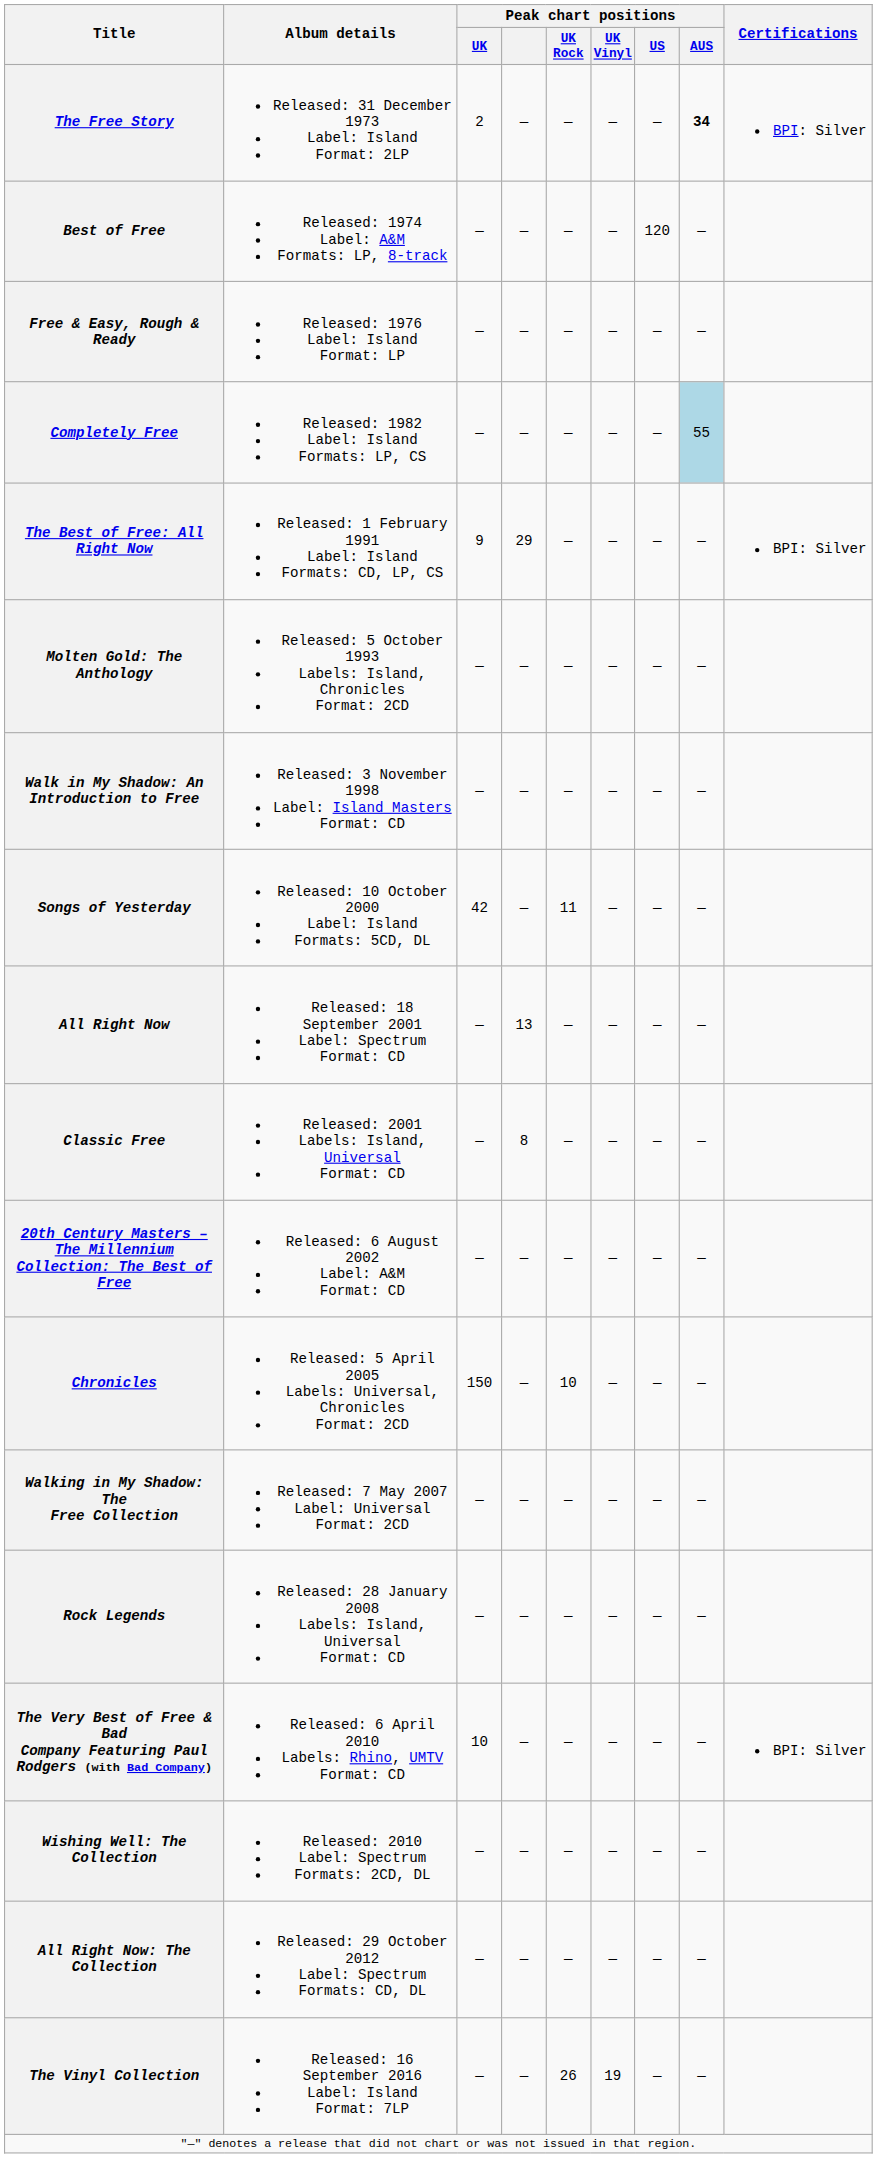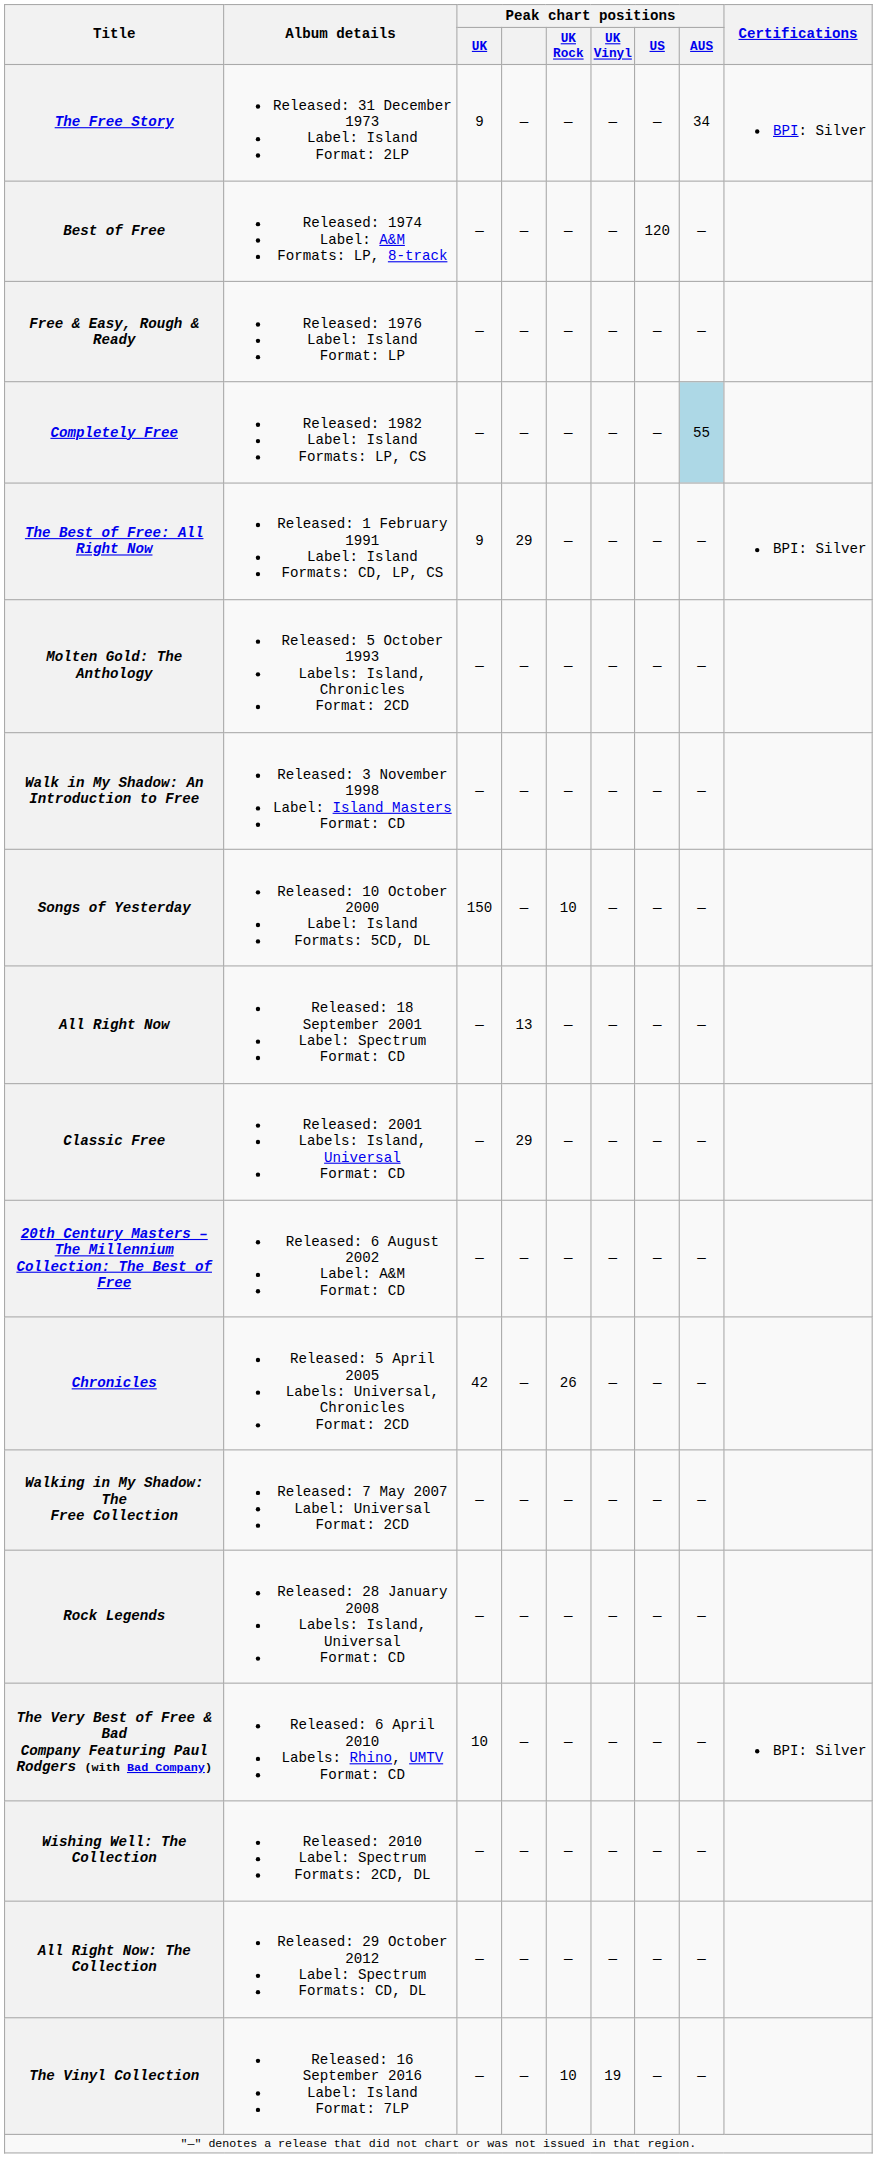(480, 123) 2 -> (480, 123) 9
(702, 123) bold -> (702, 123) normal
(480, 908) 42 -> (480, 908) 150
(568, 908) 11 -> (568, 908) 10
(524, 1142) 8 -> (524, 1142) 29
(480, 1383) 150 -> (480, 1383) 42
(568, 1383) 10 -> (568, 1383) 26
(568, 2076) 26 -> (568, 2076) 10
